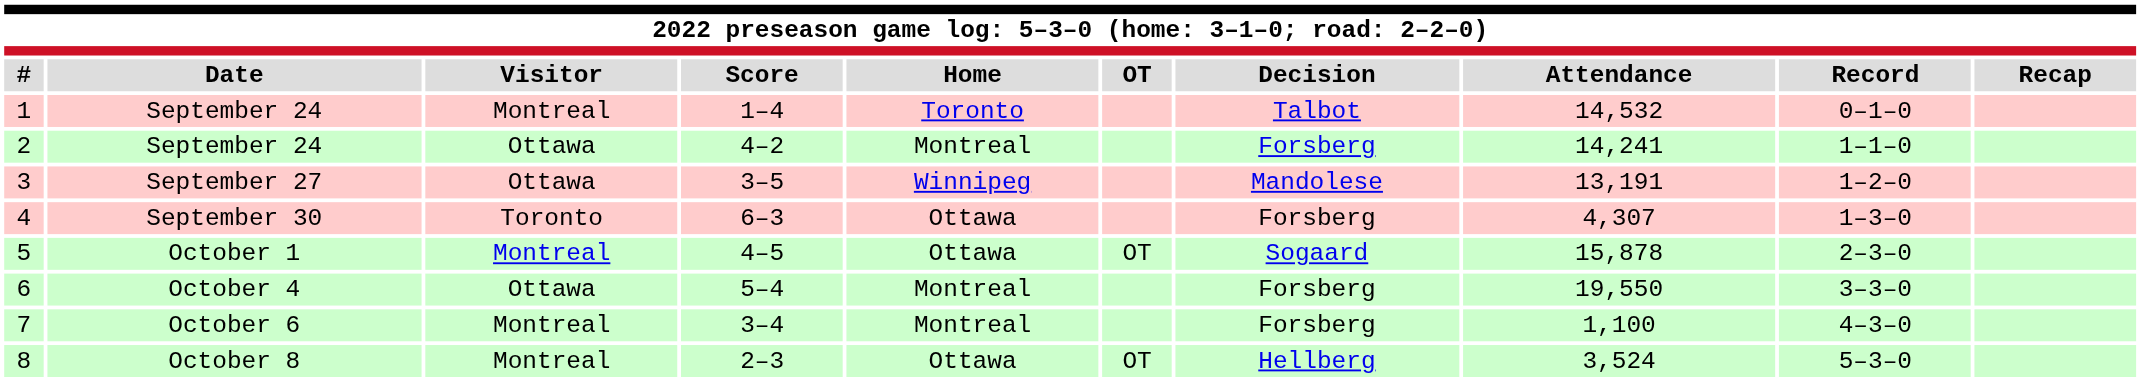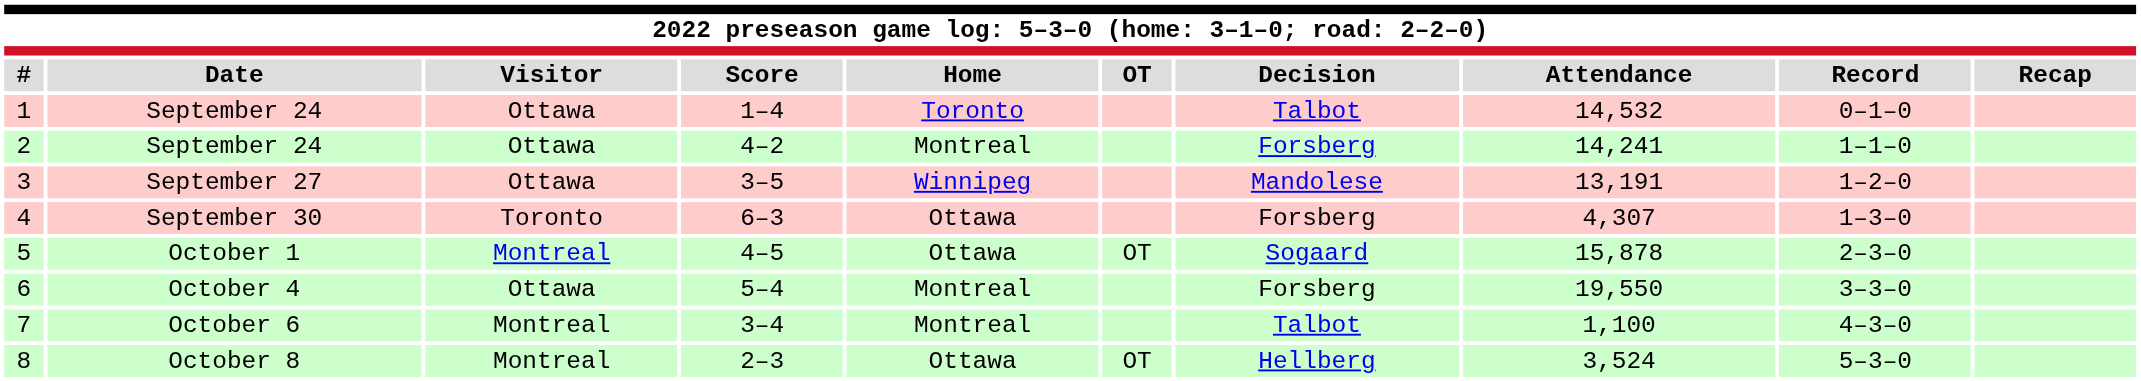(552, 110) Montreal -> (552, 110) Ottawa
(1317, 325) Forsberg -> (1317, 325) Talbot
